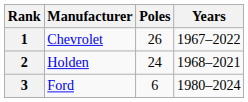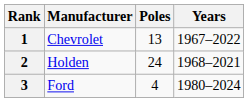(155, 39) 26 -> (155, 39) 13
(155, 86) 6 -> (155, 86) 4
